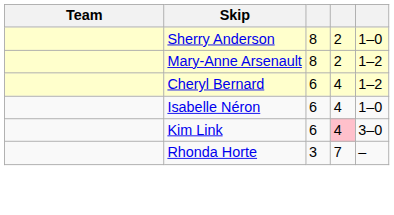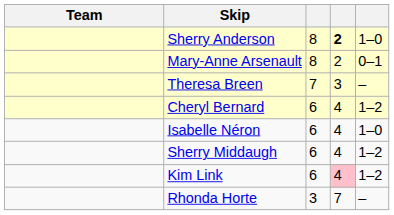(338, 38) normal -> (338, 38) bold
(370, 61) 1–2 -> (370, 61) 0–1
+ row: (215, 84)
+ row: (222, 152)
(370, 130) 3–0 -> (370, 175) 1–2
